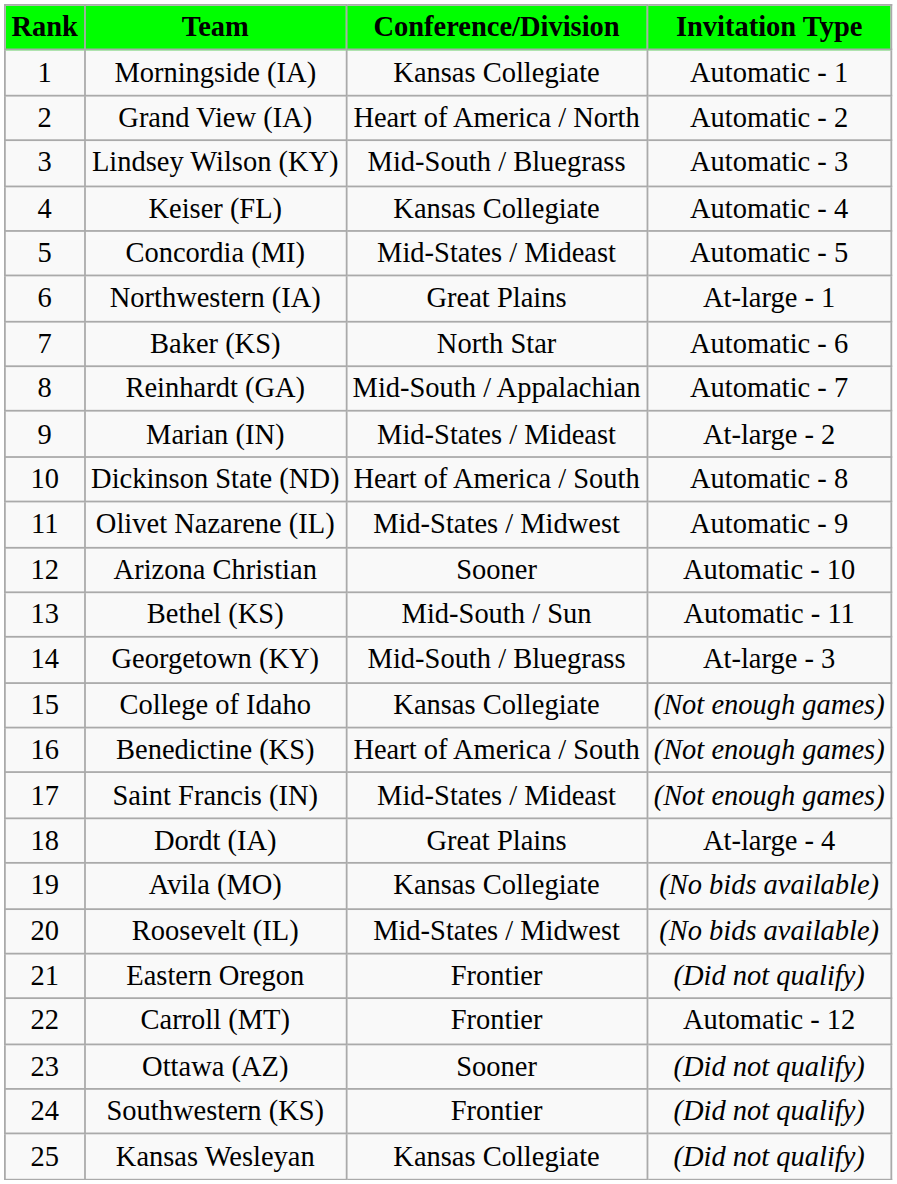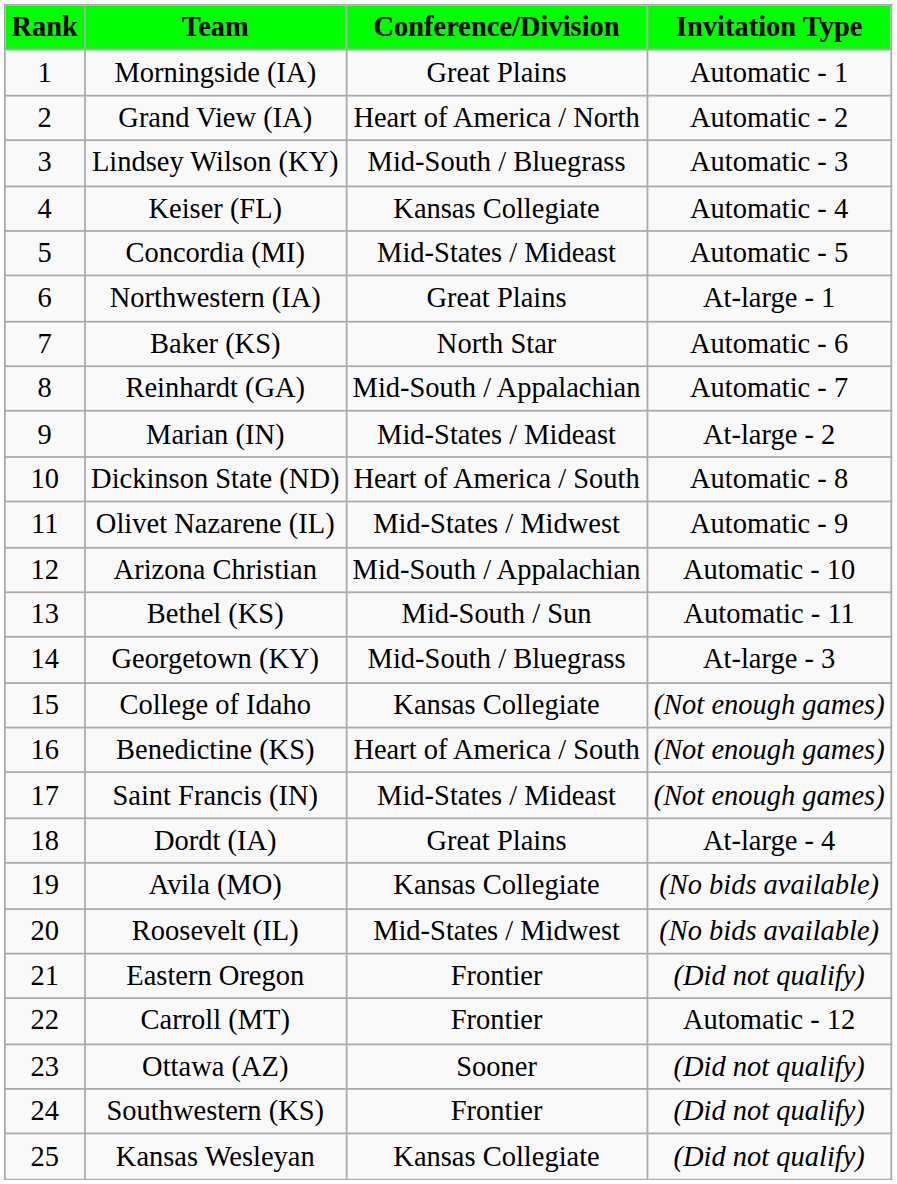(497, 72) Kansas Collegiate -> (497, 72) Great Plains
(497, 569) Sooner -> (497, 569) Mid-South / Appalachian
